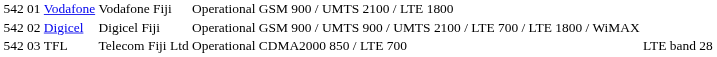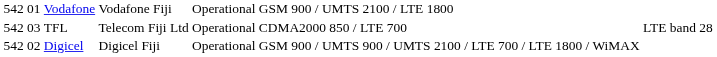rows swapped: (64, 27) <-> (56, 46)
